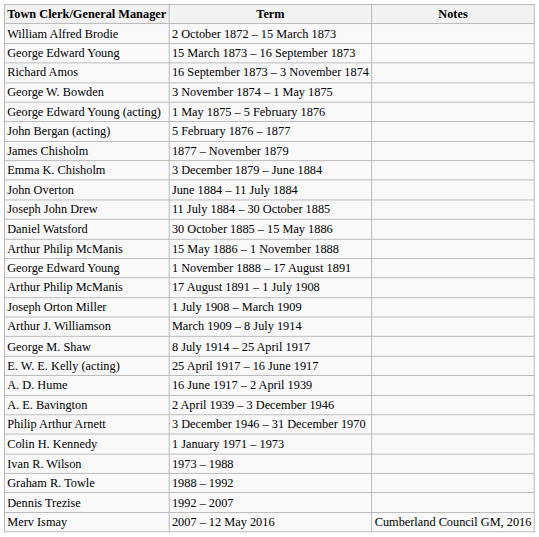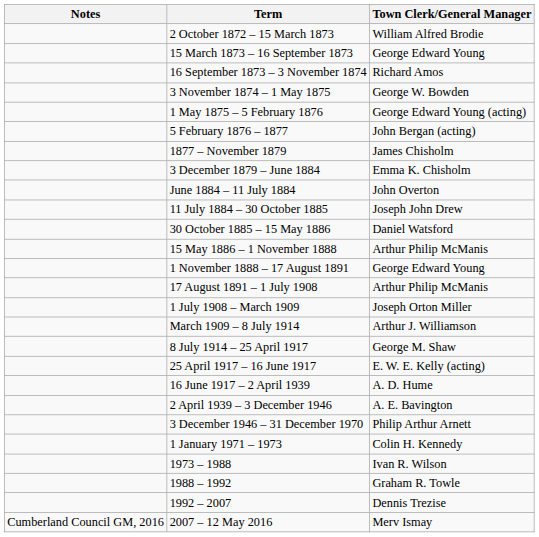columns swapped: (87, 14) <-> (453, 14)
